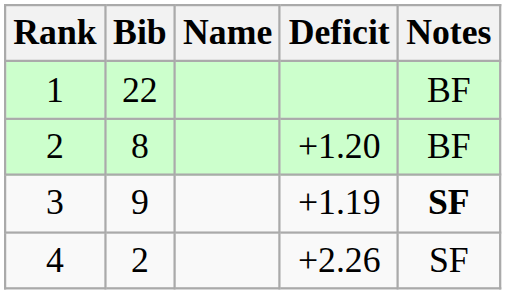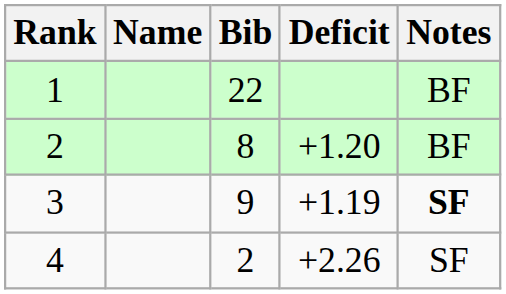columns swapped: (140, 32) <-> (228, 32)
